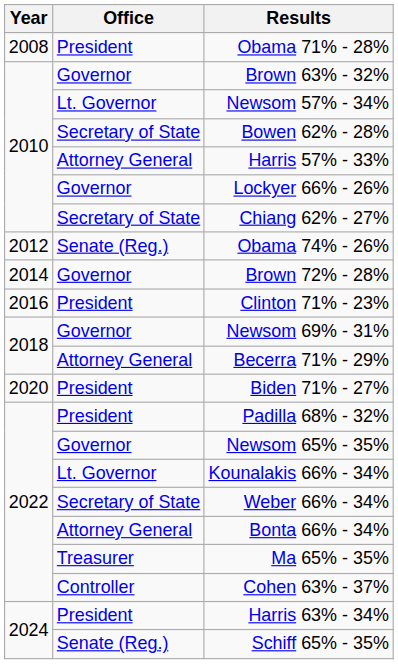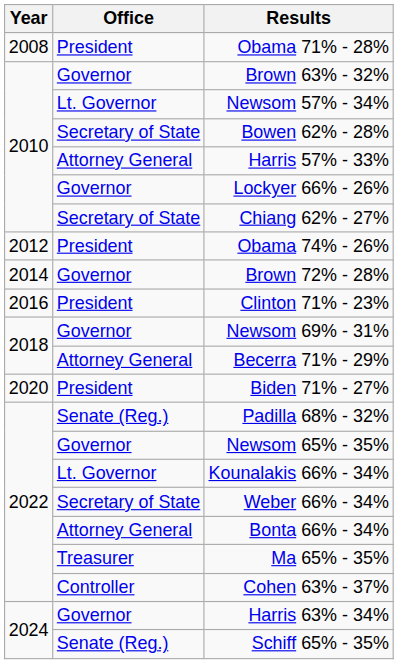(113, 246) Senate (Reg.) -> (95, 246) President
(95, 416) President -> (113, 416) Senate (Reg.)
(95, 615) President -> (94, 615) Governor
